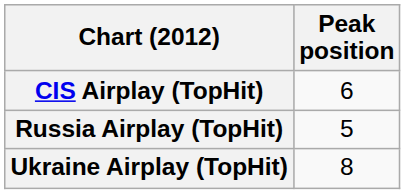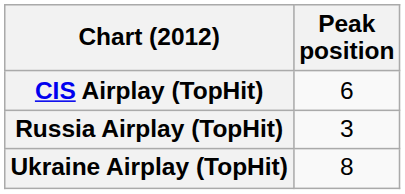(347, 129) 5 -> (347, 129) 3
